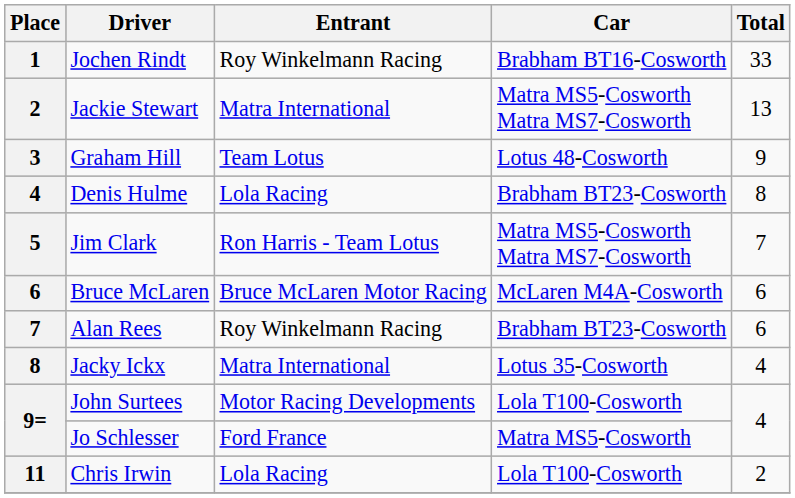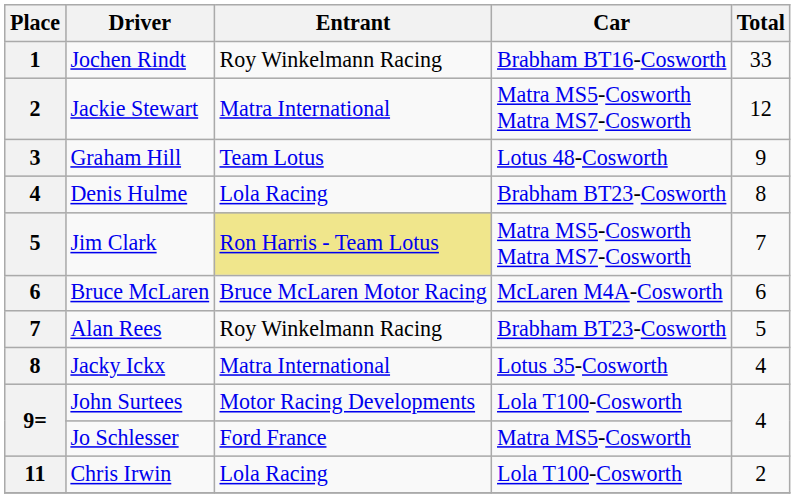(761, 108) 13 -> (761, 108) 12
(329, 243) no background -> (329, 243) khaki background
(761, 329) 6 -> (761, 329) 5
